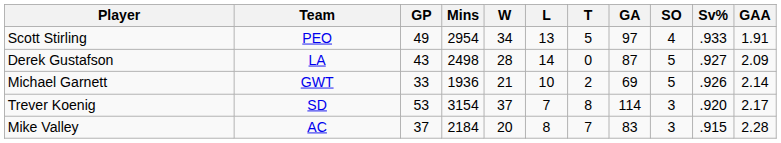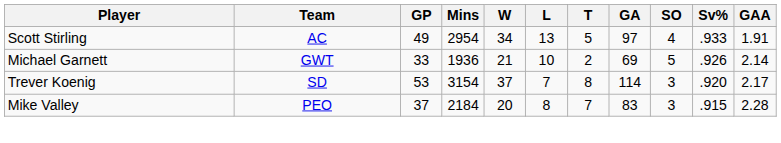(317, 37) PEO -> (317, 37) AC
- row: (61, 60)
(317, 127) AC -> (317, 104) PEO
